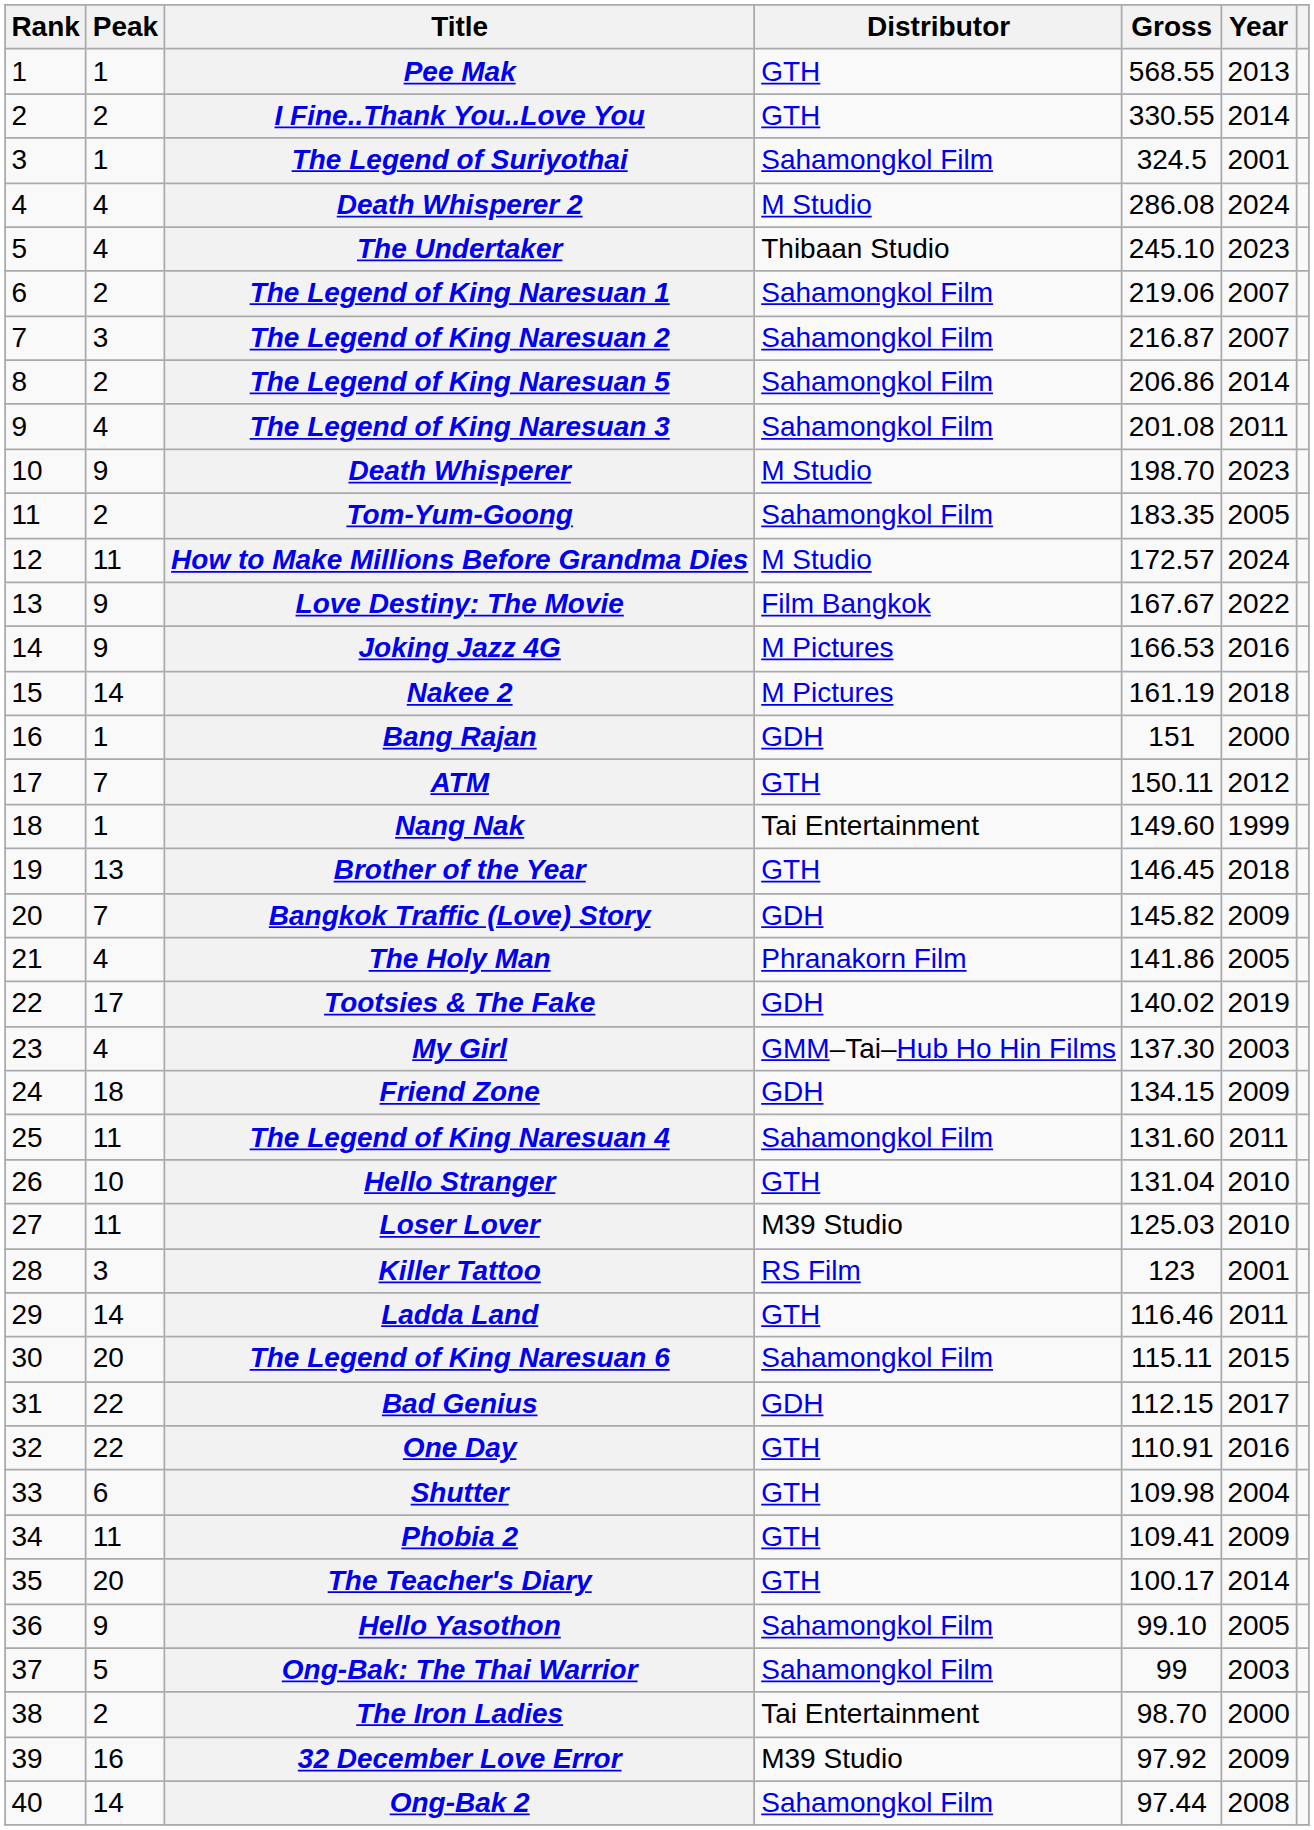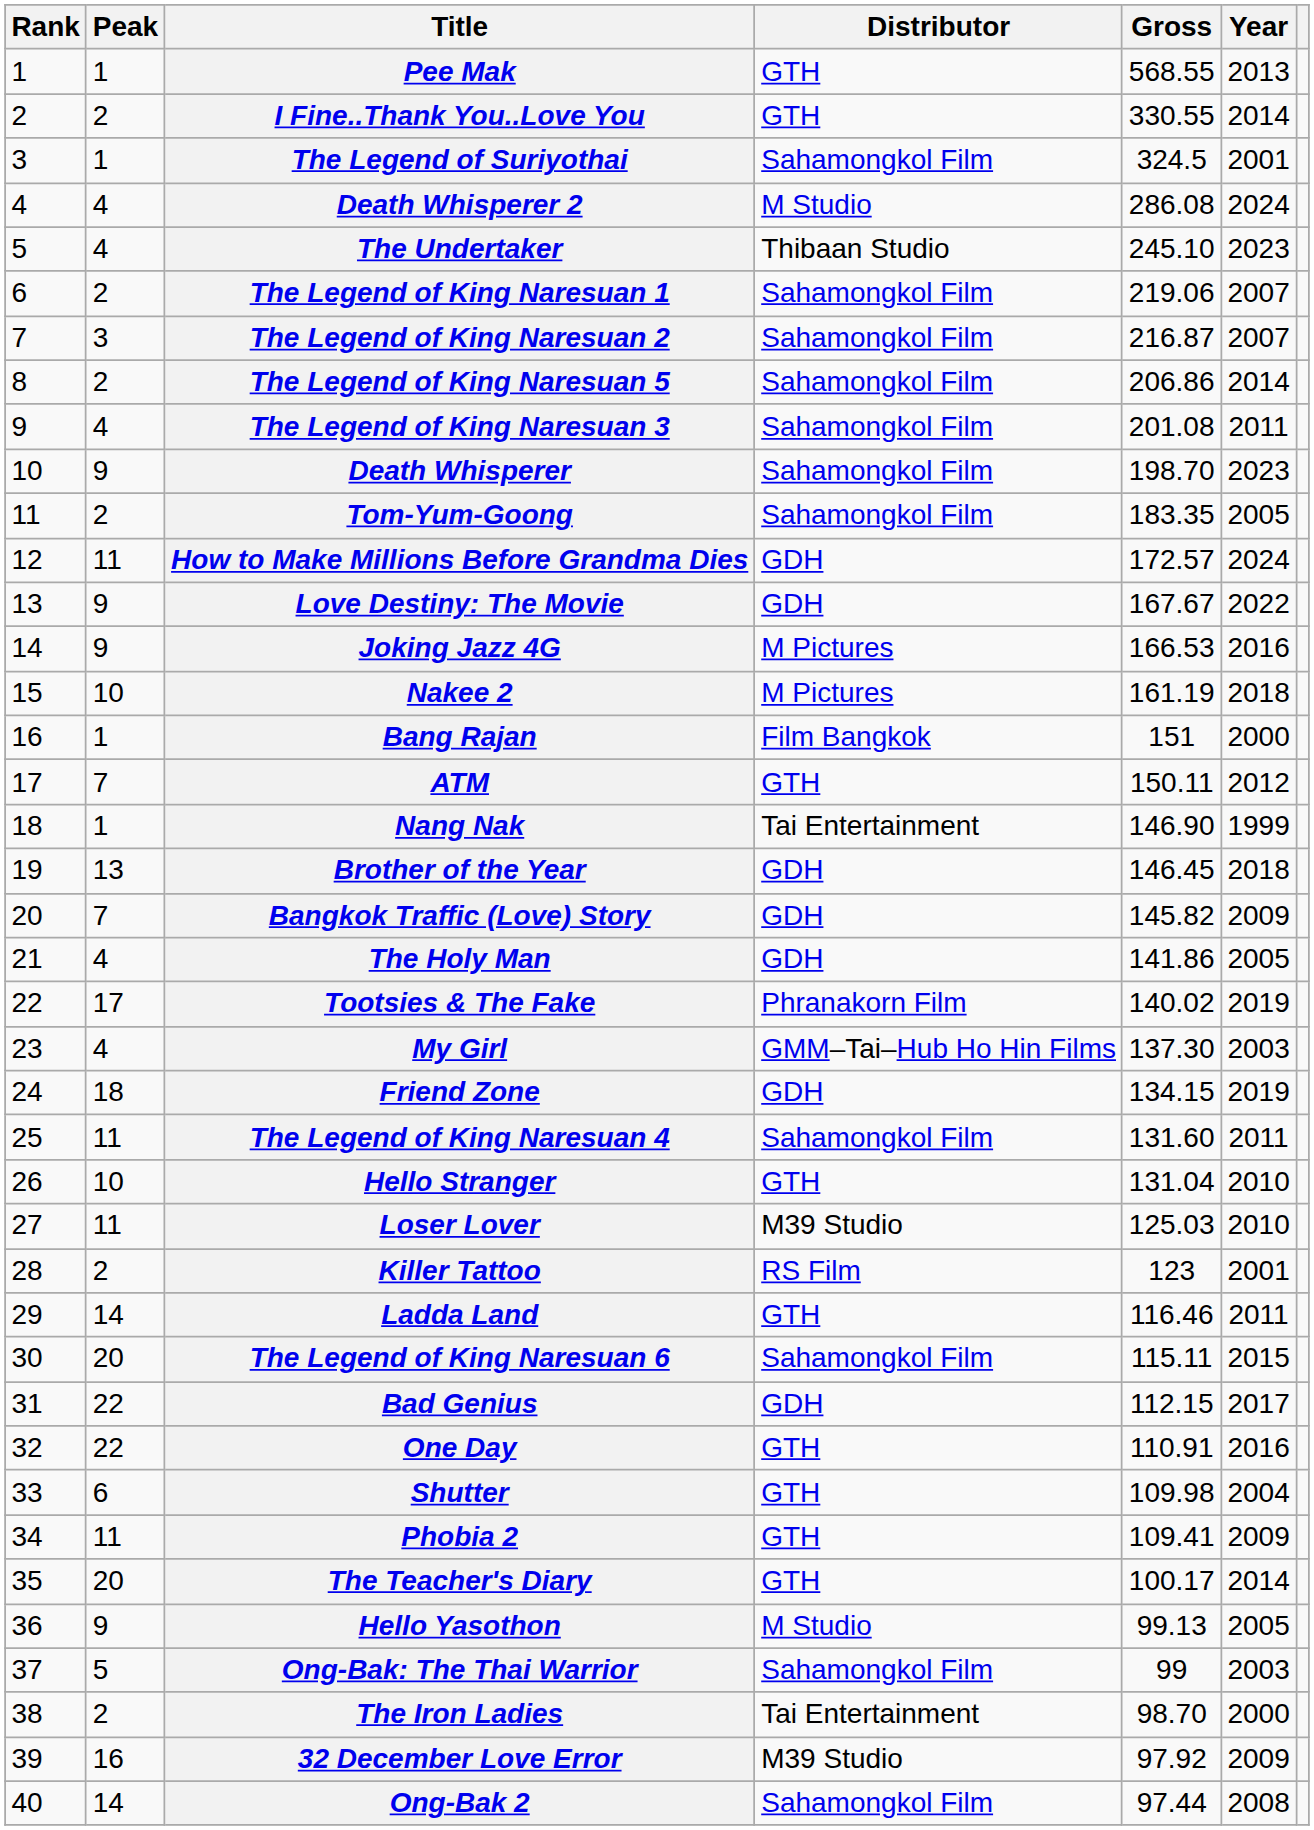(816, 470) M Studio -> (877, 470) Sahamongkol Film
(816, 559) M Studio -> (792, 559) GDH
(846, 603) Film Bangkok -> (792, 603) GDH
(108, 692) 14 -> (108, 692) 10
(792, 737) GDH -> (846, 737) Film Bangkok
(1172, 826) 149.60 -> (1172, 826) 146.90
(791, 870) GTH -> (792, 870) GDH
(864, 959) Phranakorn Film -> (792, 959) GDH
(792, 1003) GDH -> (864, 1003) Phranakorn Film
(1259, 1092) 2009 -> (1259, 1092) 2019
(101, 1270) 3 -> (101, 1270) 2
(877, 1625) Sahamongkol Film -> (816, 1625) M Studio
(1172, 1625) 99.10 -> (1172, 1625) 99.13
